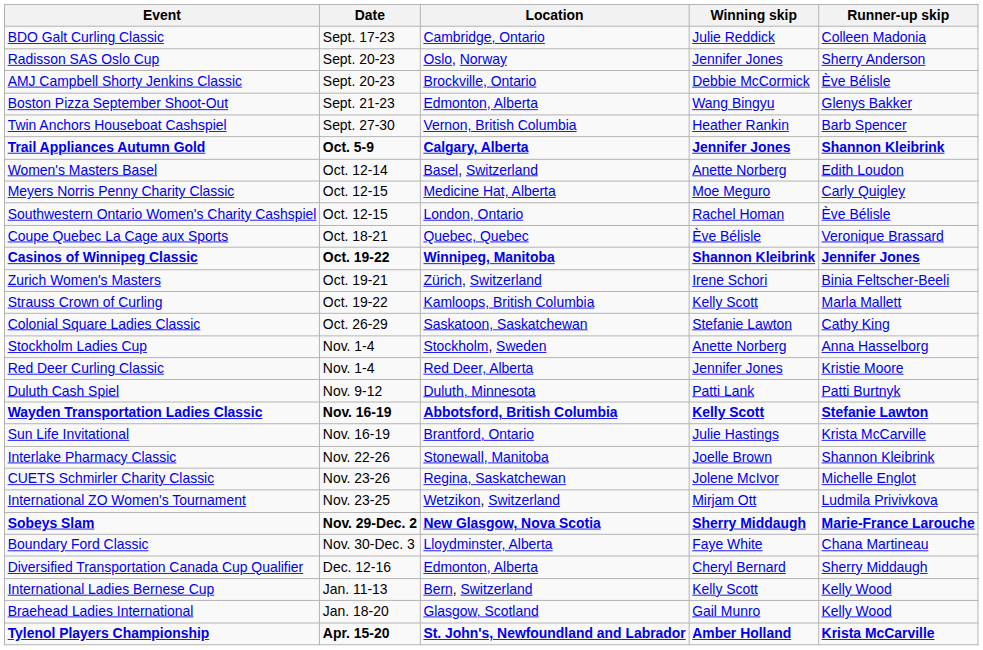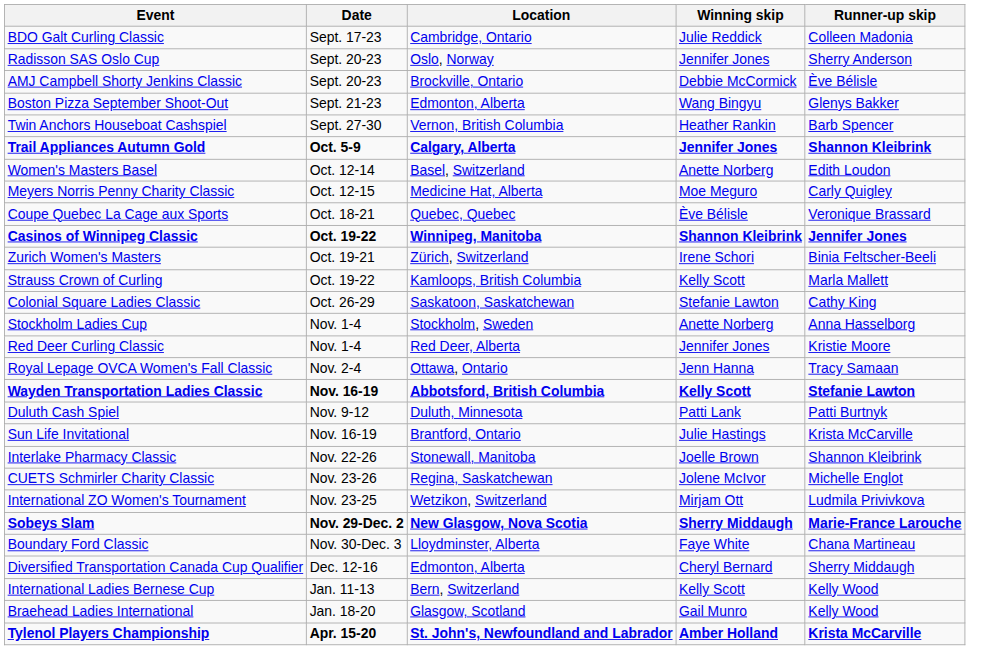- row: (162, 214)
+ row: (140, 368)
rows swapped: (63, 390) <-> (135, 412)
